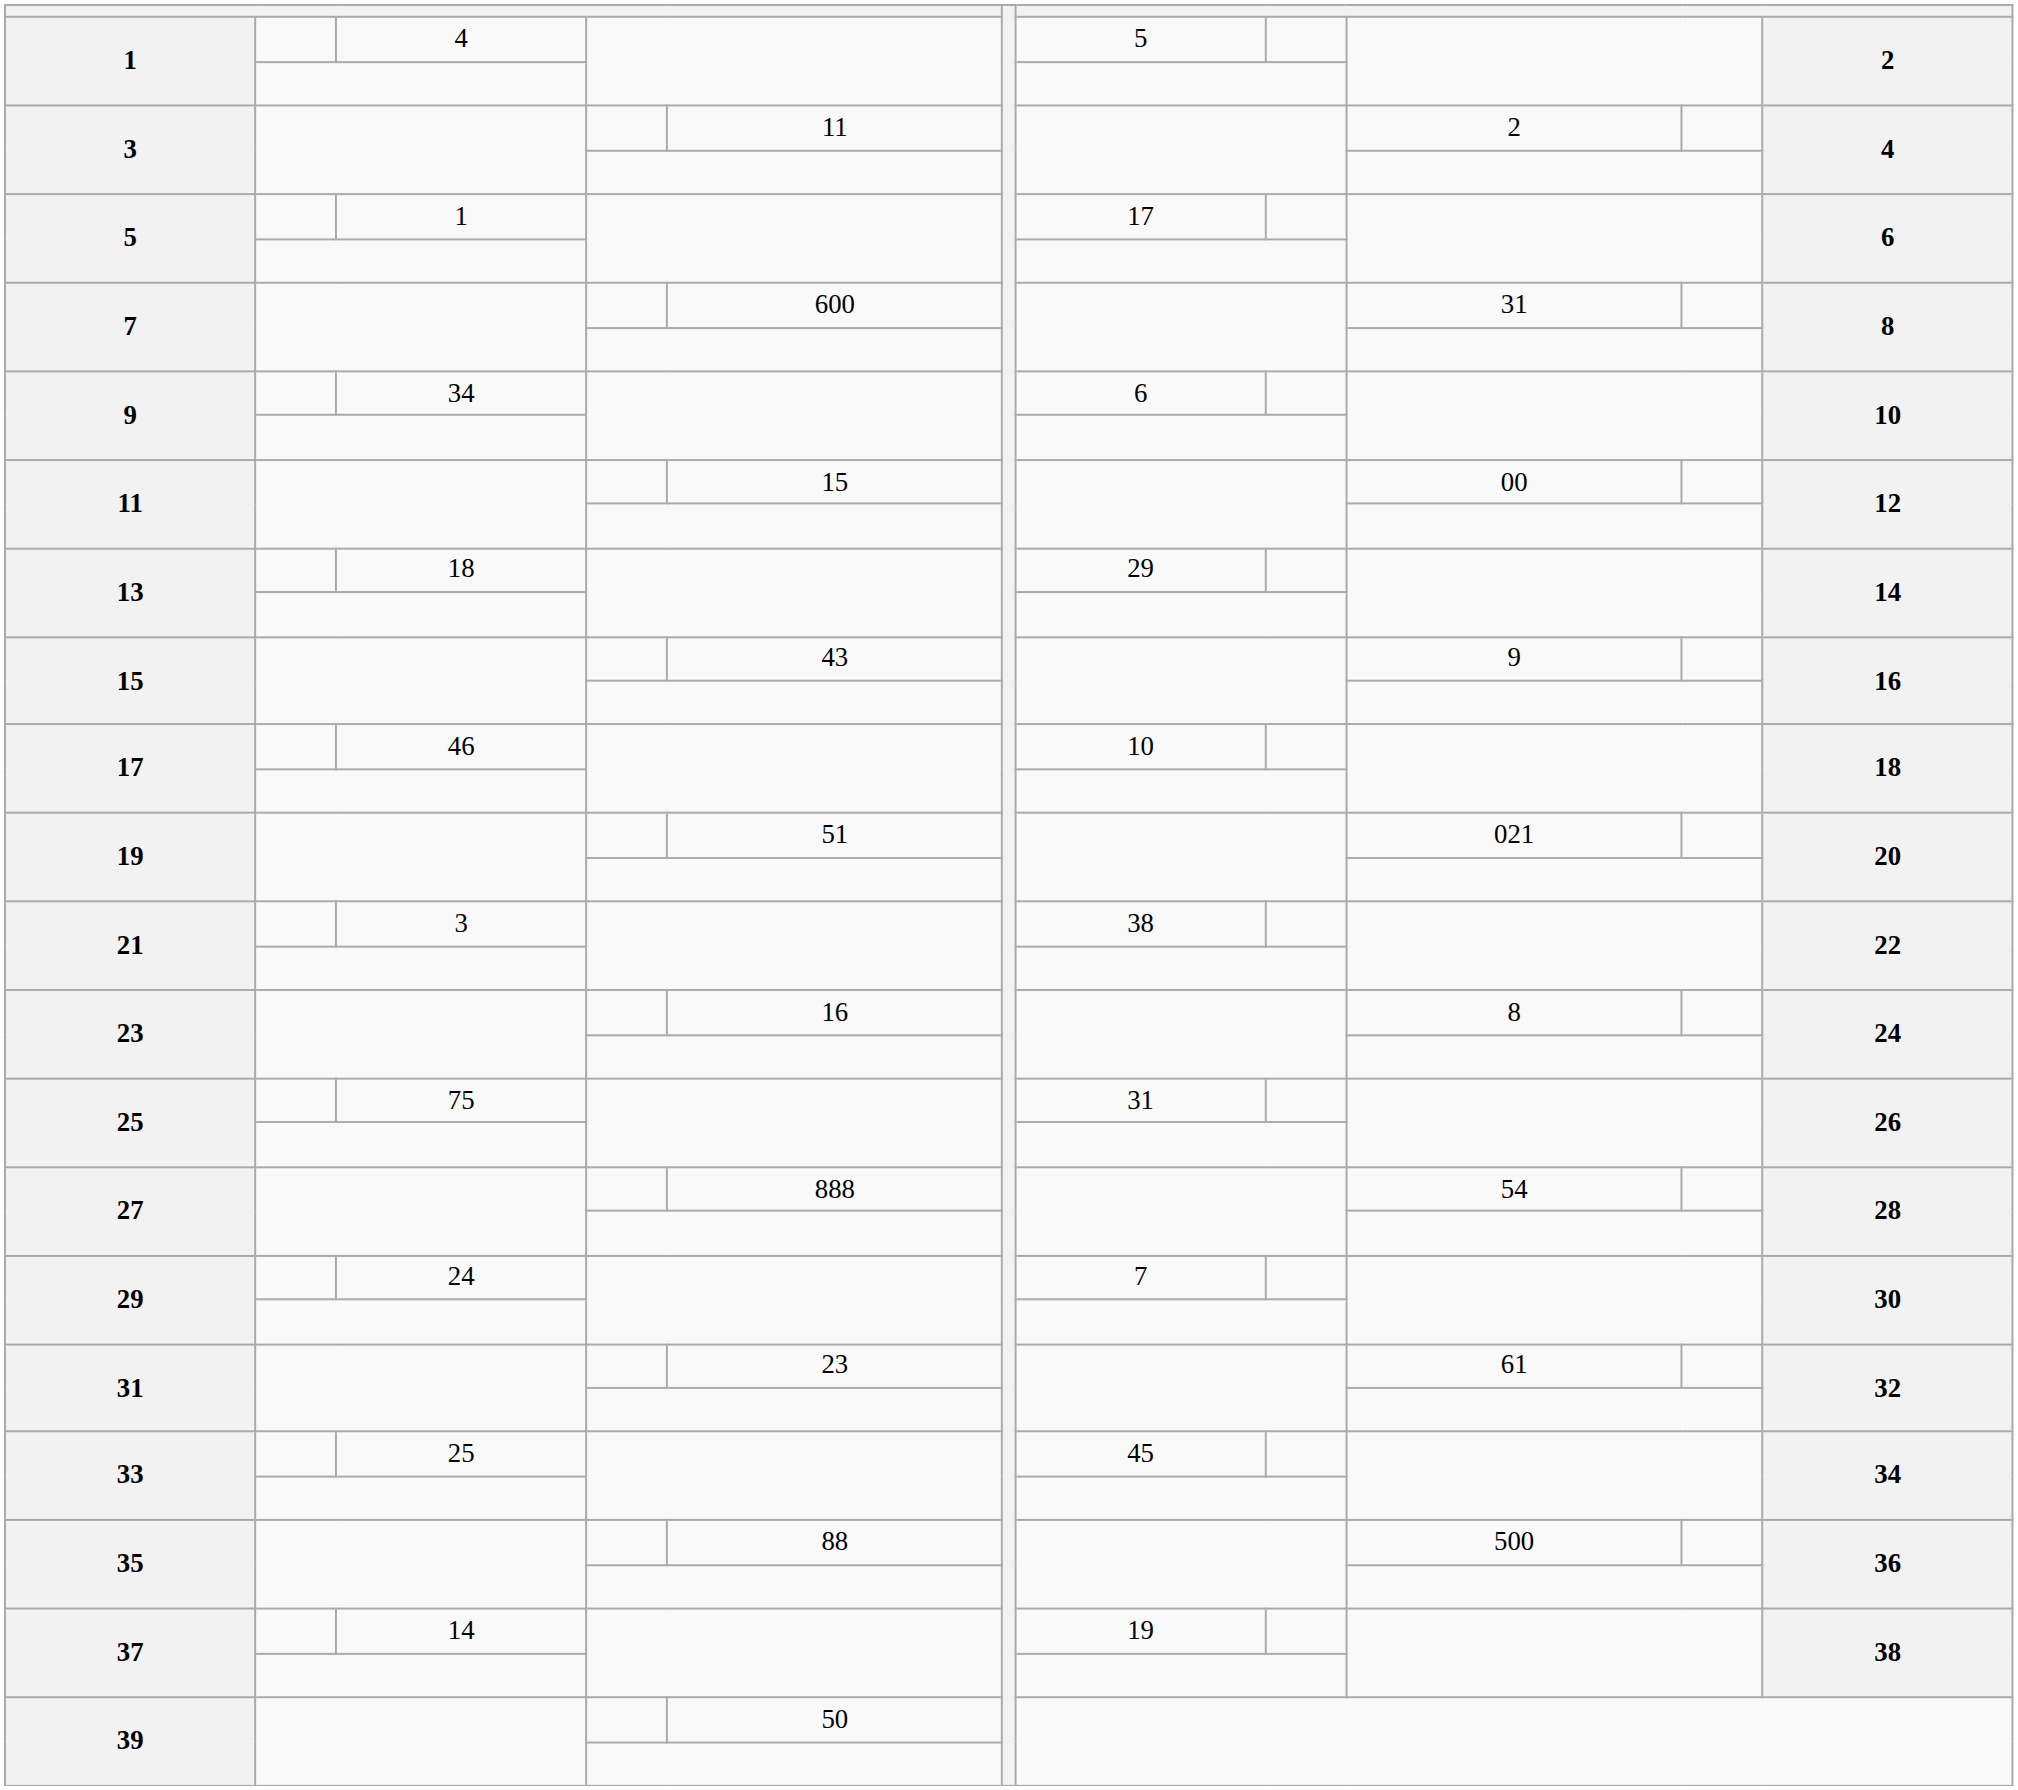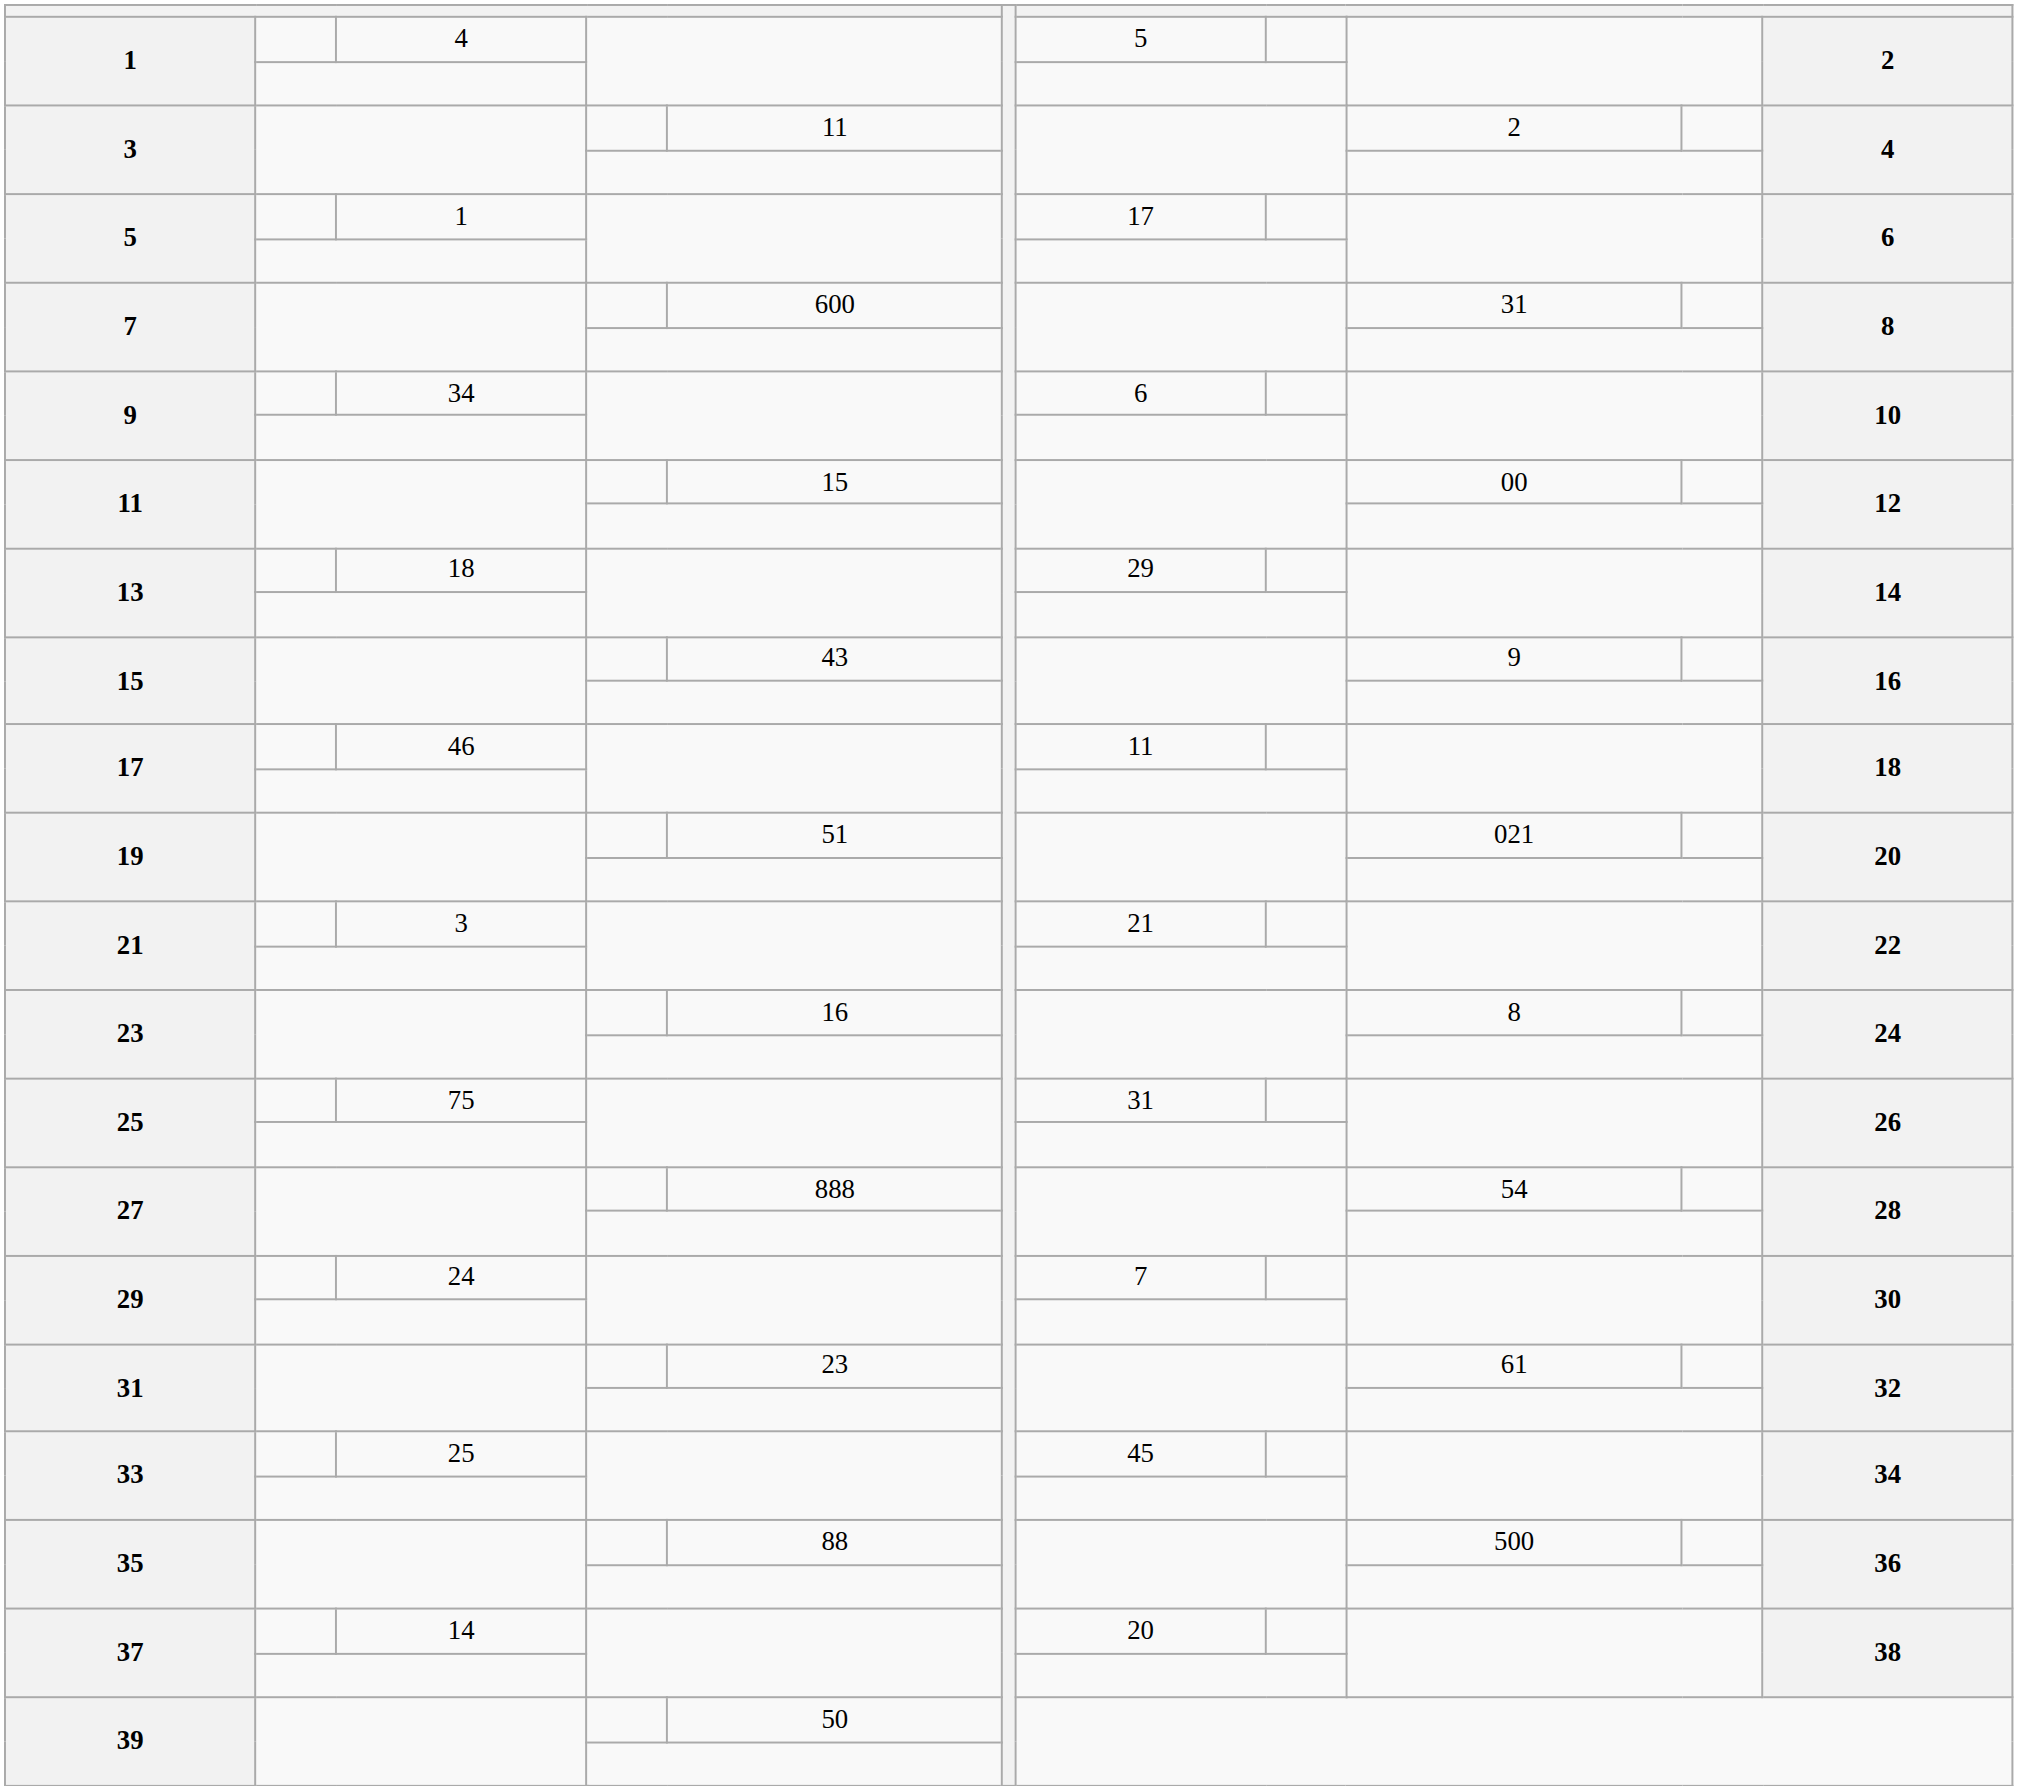(1141, 746) 10 -> (1141, 746) 11
(1141, 922) 38 -> (1141, 922) 21
(1141, 1630) 19 -> (1141, 1630) 20
